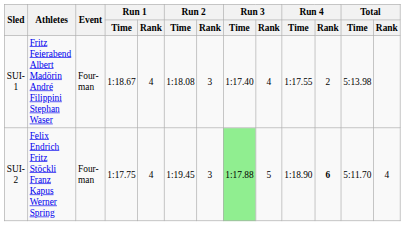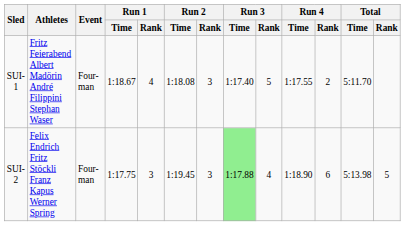(269, 82) 4 -> (269, 82) 5
(357, 82) 5:13.98 -> (357, 82) 5:11.70
(151, 174) 4 -> (151, 174) 3
(269, 174) 5 -> (269, 174) 4
(328, 174) bold -> (328, 174) normal
(357, 174) 5:11.70 -> (357, 174) 5:13.98
(387, 174) 4 -> (387, 174) 5
